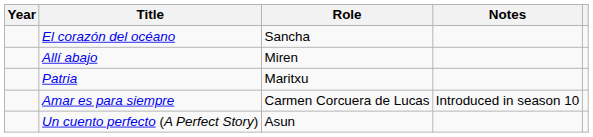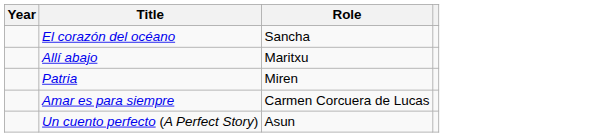- column: (507, 15)
(281, 57) Miren -> (286, 57) Maritxu
(286, 79) Maritxu -> (281, 79) Miren
